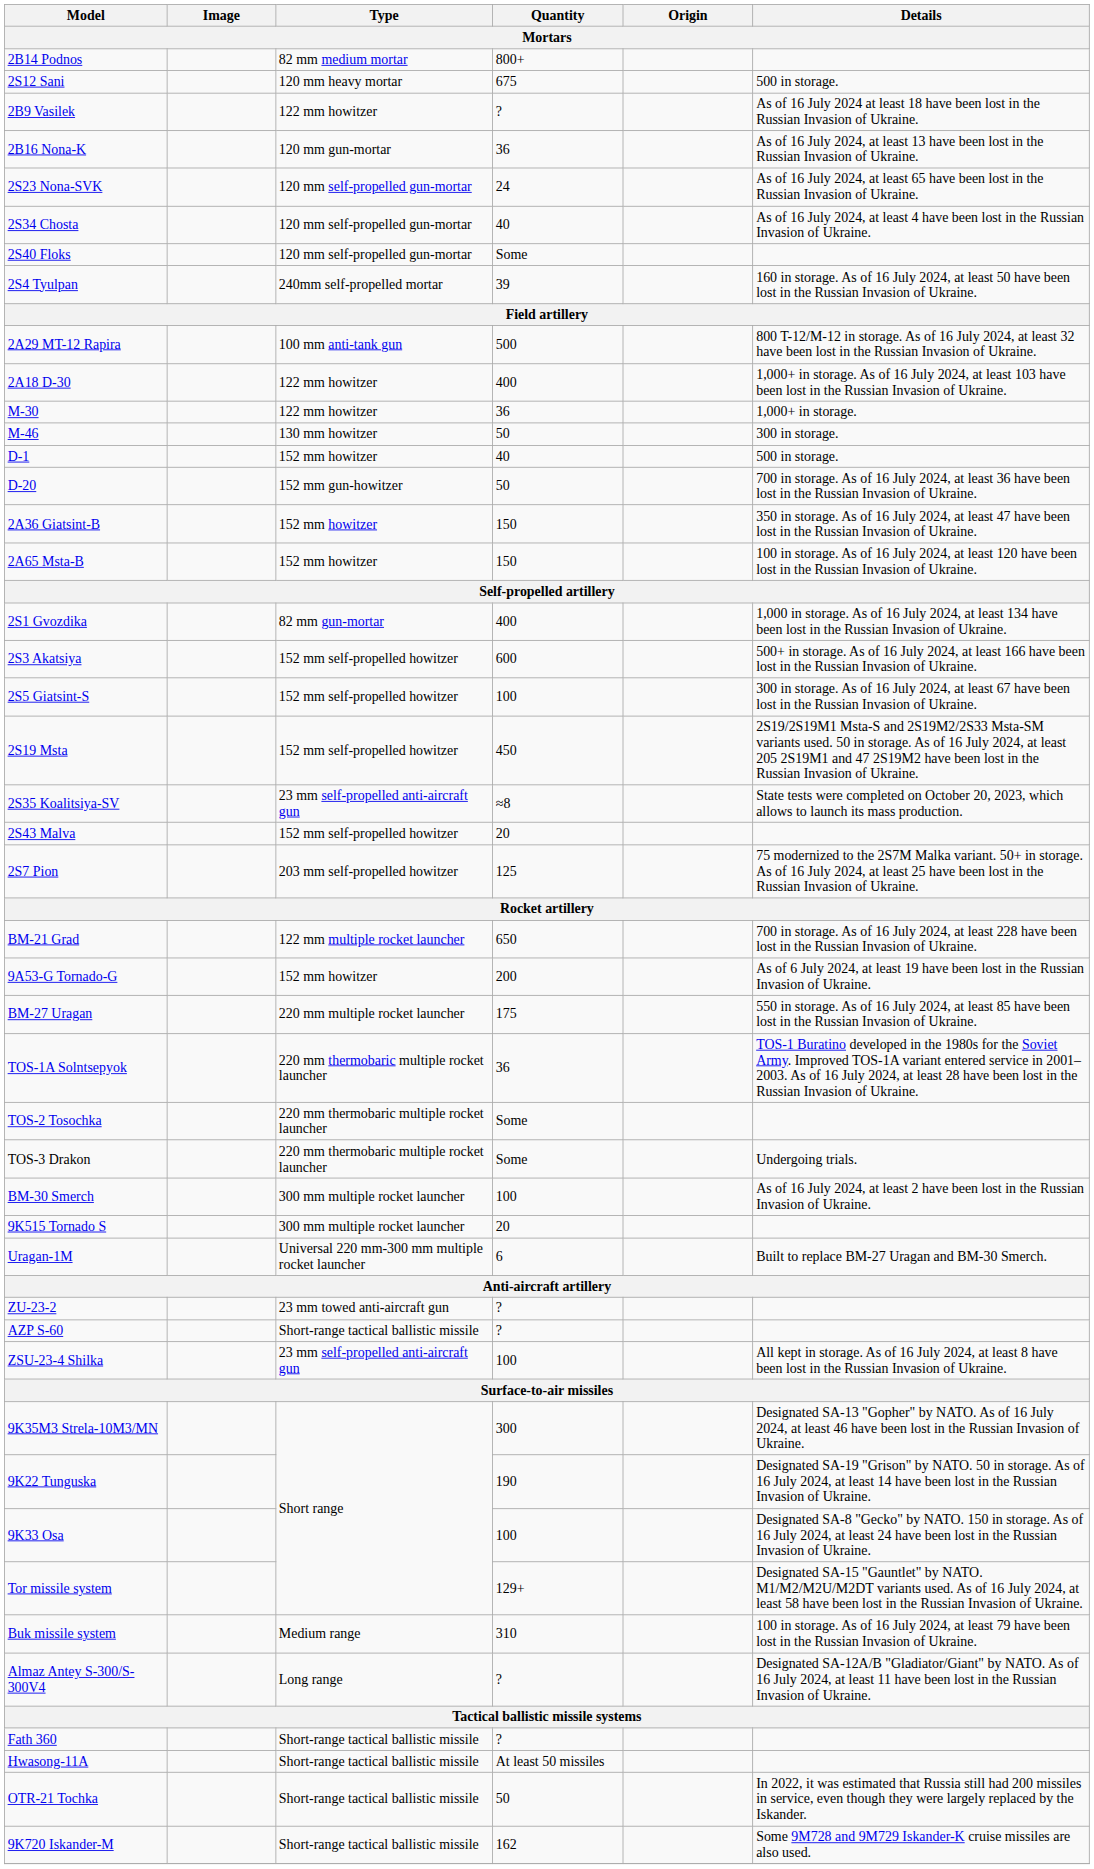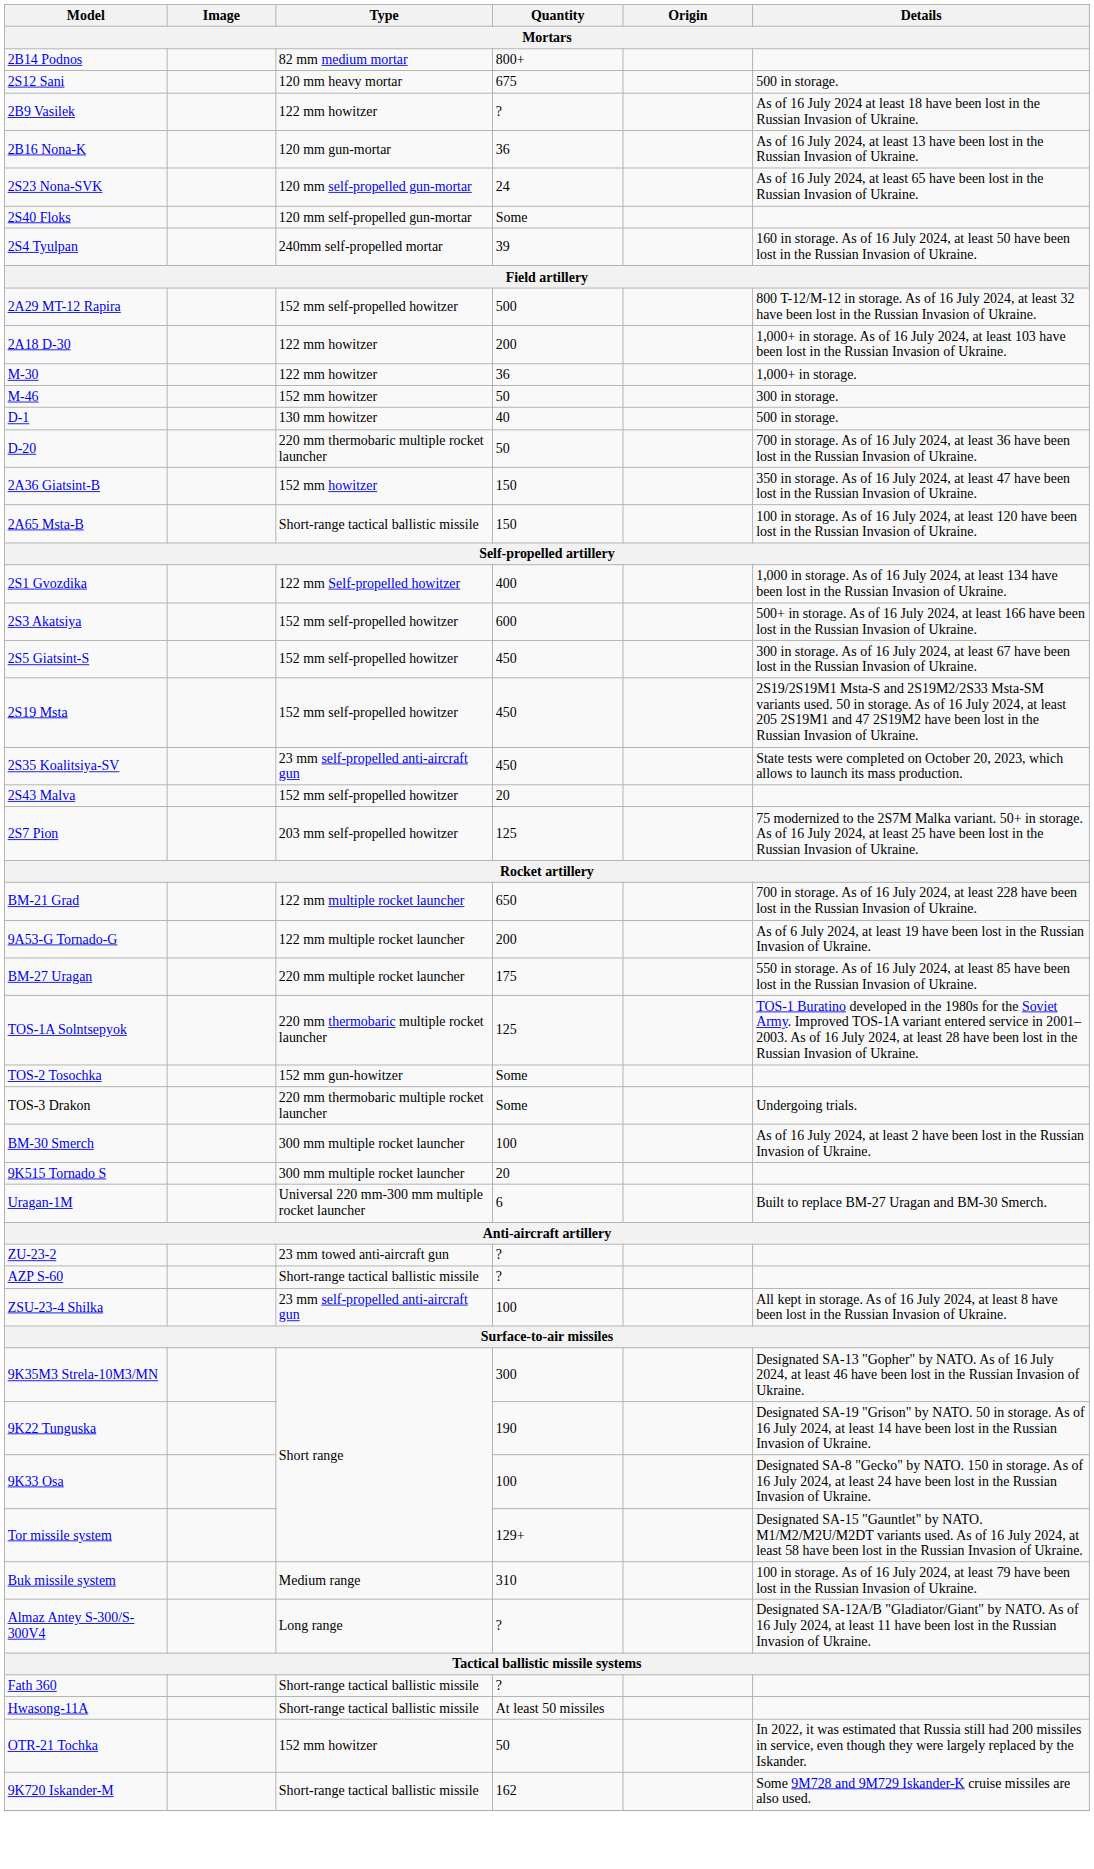- row: (43, 224)
(341, 344) 100 mm anti-tank gun -> (368, 306) 152 mm self-propelled howitzer
(506, 382) 400 -> (506, 344) 200
(328, 434) 130 mm howitzer -> (328, 396) 152 mm howitzer
(328, 456) 152 mm howitzer -> (328, 418) 130 mm howitzer
(341, 486) 152 mm gun-howitzer -> (381, 448) 220 mm thermobaric multiple rocket launcher
(328, 561) 152 mm howitzer -> (379, 523) Short-range tactical ballistic missile
(331, 621) 82 mm gun-mortar -> (370, 583) 122 mm Self-propelled howitzer
(506, 696) 100 -> (506, 659) 450
(503, 803) ≈8 -> (506, 766) 450
(328, 976) 152 mm howitzer -> (372, 939) 122 mm multiple rocket launcher
(503, 1067) 36 -> (506, 1030) 125
(381, 1121) 220 mm thermobaric multiple rocket launcher -> (341, 1075) 152 mm gun-howitzer
(379, 1799) Short-range tactical ballistic missile -> (328, 1745) 152 mm howitzer
